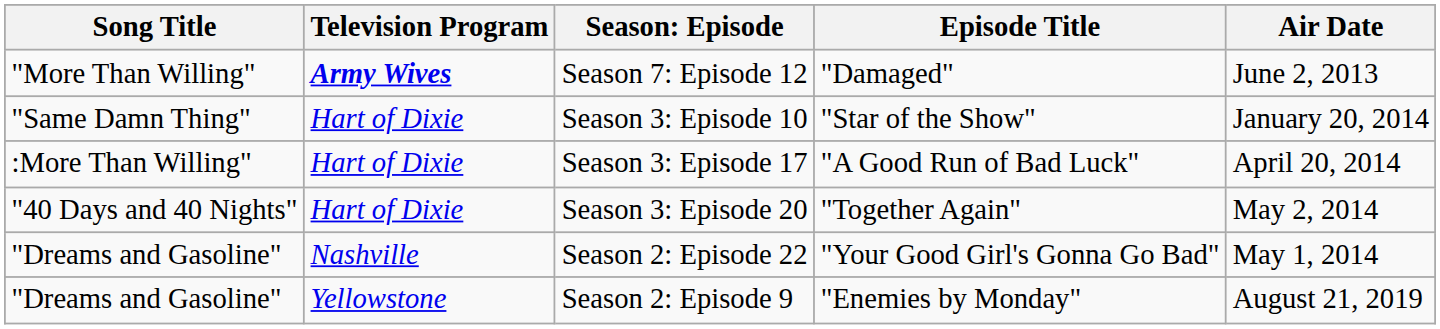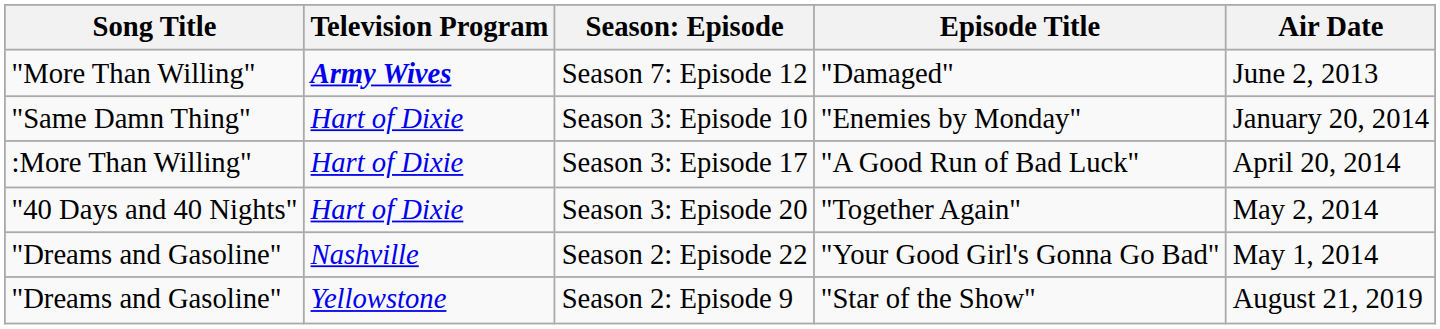(928, 118) "Star of the Show" -> (951, 118) "Enemies by Monday"
(951, 299) "Enemies by Monday" -> (928, 299) "Star of the Show"
